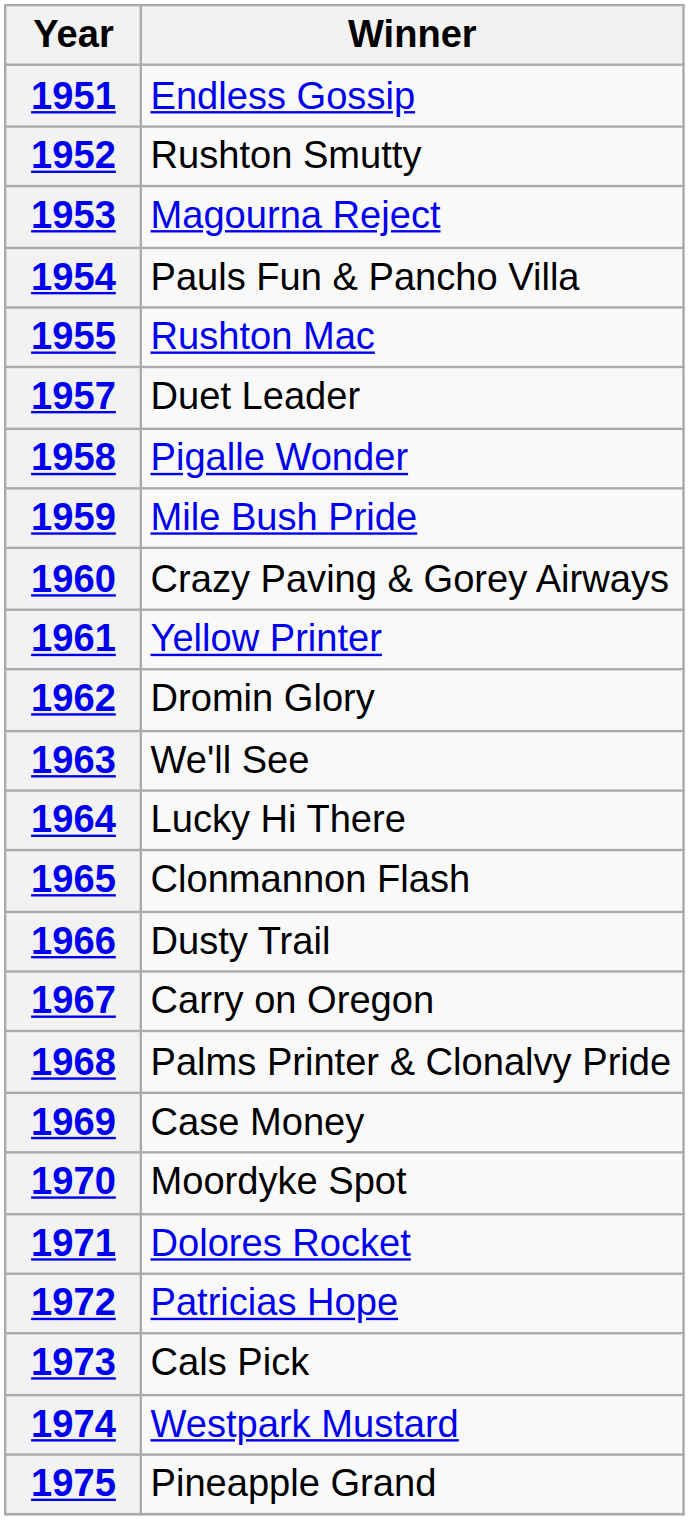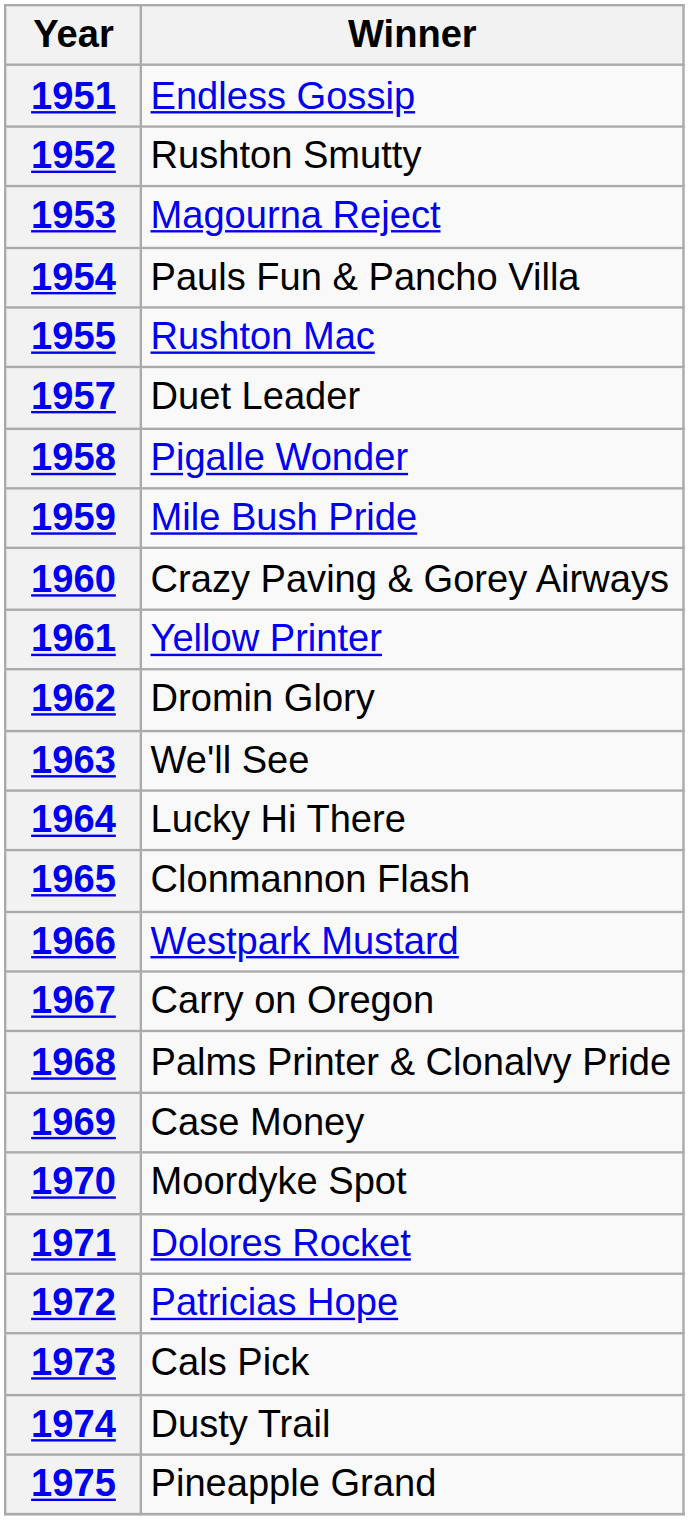(240, 940) Dusty Trail -> (305, 940) Westpark Mustard
(305, 1423) Westpark Mustard -> (240, 1423) Dusty Trail
